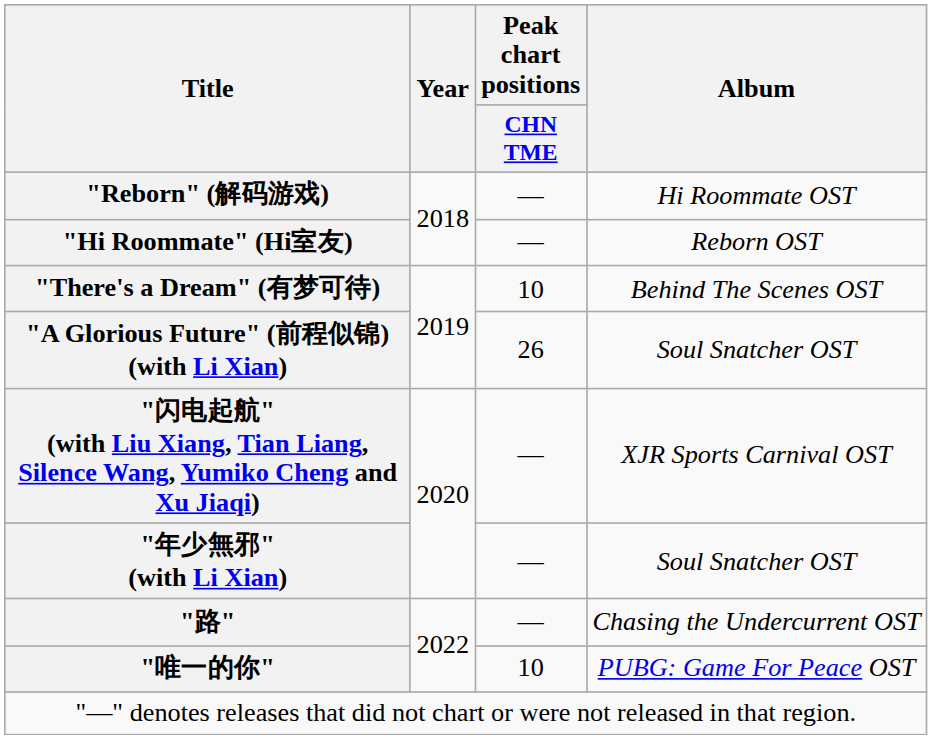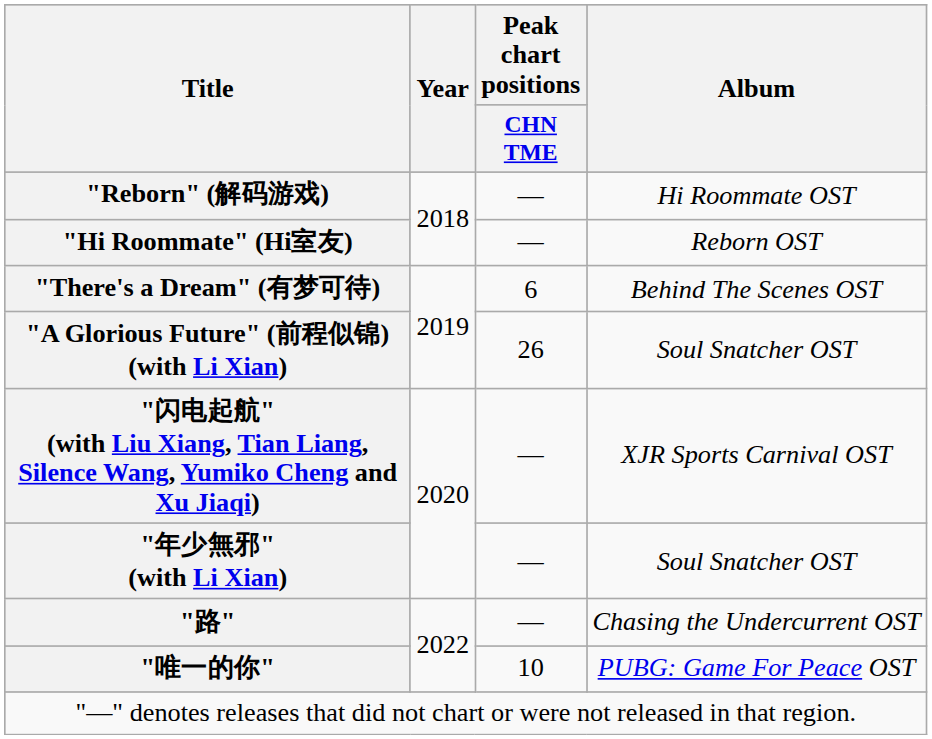(531, 288) 10 -> (531, 288) 6
